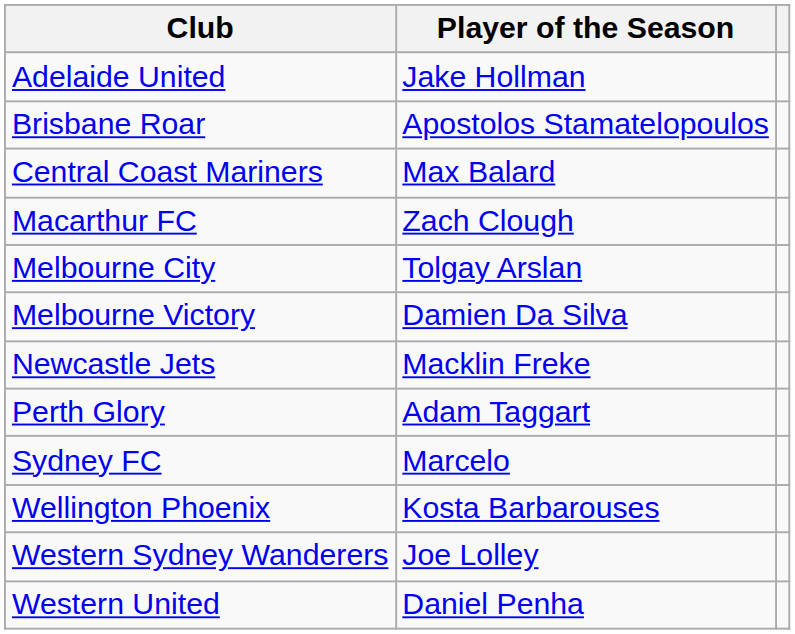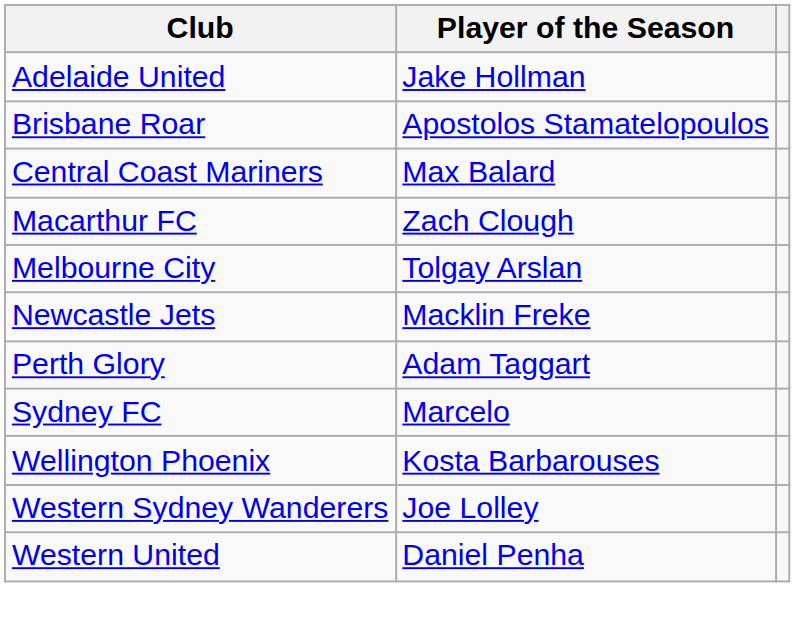- row: (133, 316)
